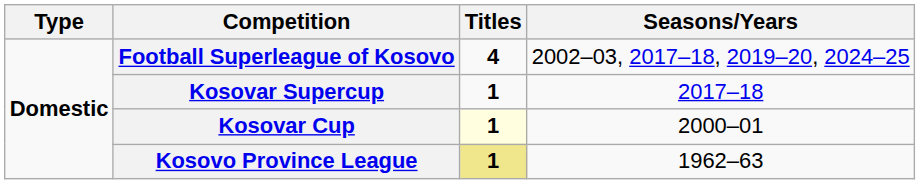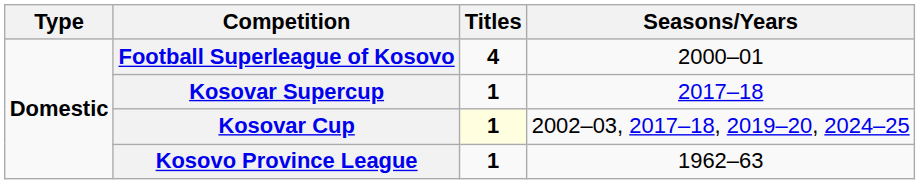(721, 56) 2002–03, 2017–18, 2019–20, 2024–25 -> (721, 56) 2000–01
(721, 126) 2000–01 -> (721, 126) 2002–03, 2017–18, 2019–20, 2024–25
(493, 160) khaki background -> (493, 160) no background
